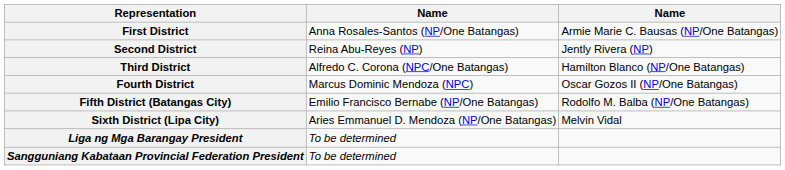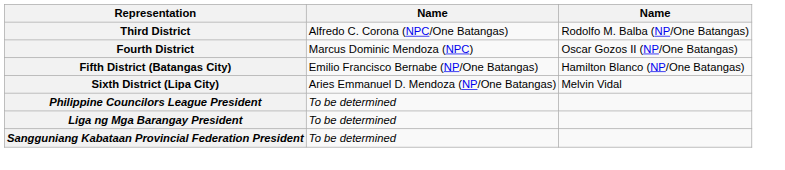- row: (155, 31)
- row: (155, 49)
(653, 67) Hamilton Blanco (NP/One Batangas) -> (655, 31) Rodolfo M. Balba (NP/One Batangas)
(655, 102) Rodolfo M. Balba (NP/One Batangas) -> (653, 67) Hamilton Blanco (NP/One Batangas)
+ row: (155, 102)
